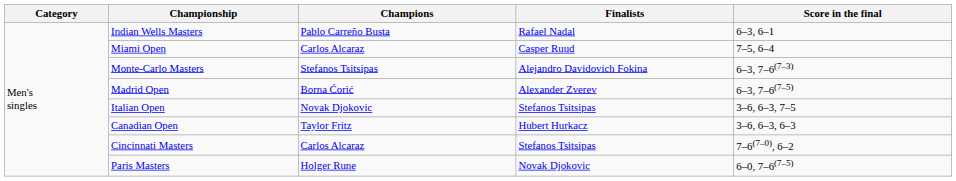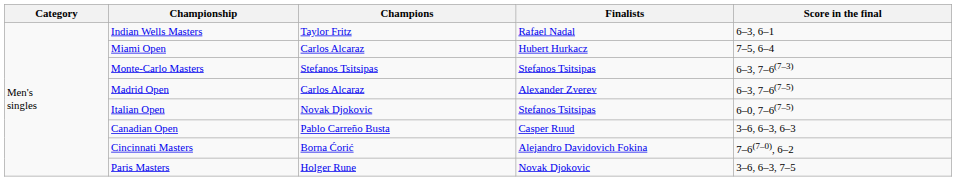(345, 31) Pablo Carreño Busta -> (326, 31) Taylor Fritz
(546, 49) Casper Ruud -> (553, 49) Hubert Hurkacz
(583, 68) Alejandro Davidovich Fokina -> (557, 68) Stefanos Tsitsipas
(327, 89) Borna Ćorić -> (332, 89) Carlos Alcaraz
(766, 108) 3–6, 6–3, 7–5 -> (765, 109) 6–0, 7–6(7–5)
(326, 126) Taylor Fritz -> (345, 129) Pablo Carreño Busta
(553, 126) Hubert Hurkacz -> (546, 129) Casper Ruud
(332, 145) Carlos Alcaraz -> (327, 148) Borna Ćorić
(557, 145) Stefanos Tsitsipas -> (583, 148) Alejandro Davidovich Fokina
(765, 166) 6–0, 7–6(7–5) -> (766, 167) 3–6, 6–3, 7–5
